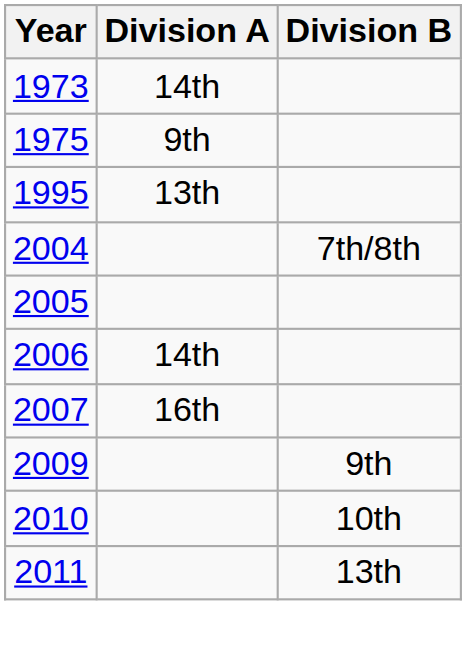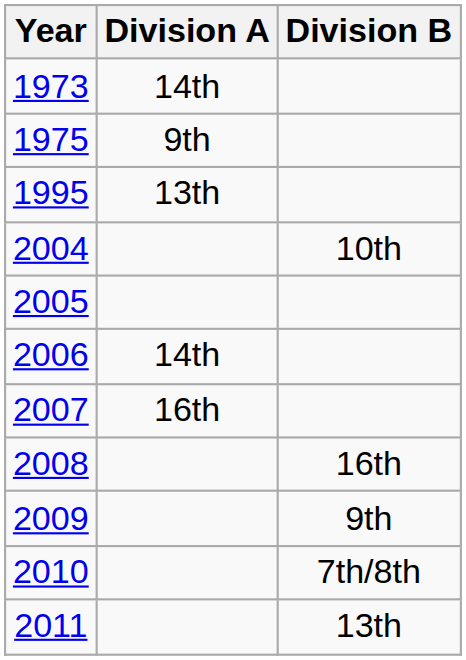(369, 247) 7th/8th -> (369, 247) 10th
+ row: (51, 463)
(369, 517) 10th -> (369, 572) 7th/8th
